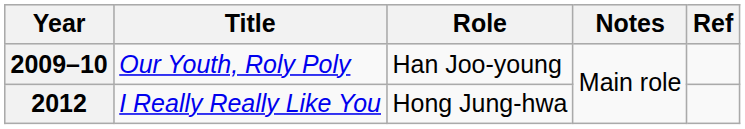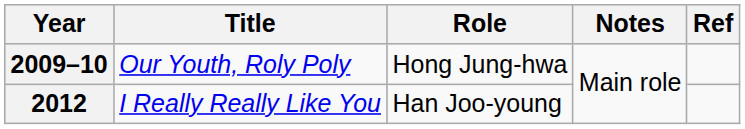(477, 63) Han Joo-young -> (480, 63) Hong Jung-hwa
(480, 103) Hong Jung-hwa -> (477, 103) Han Joo-young
